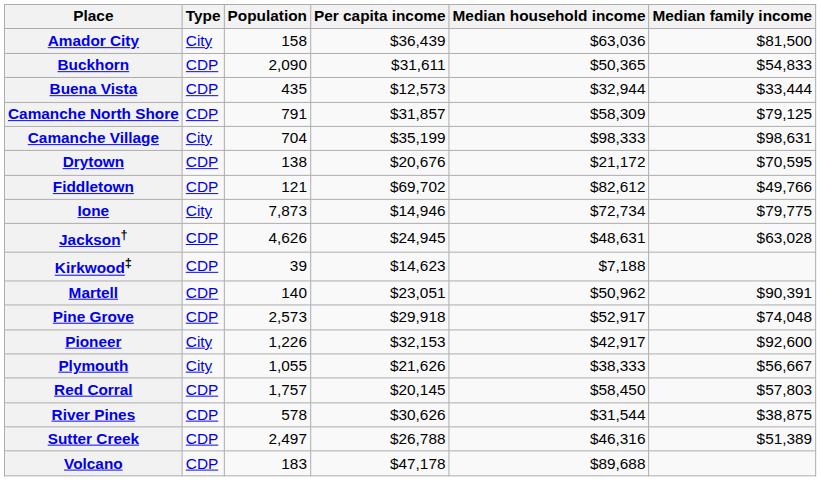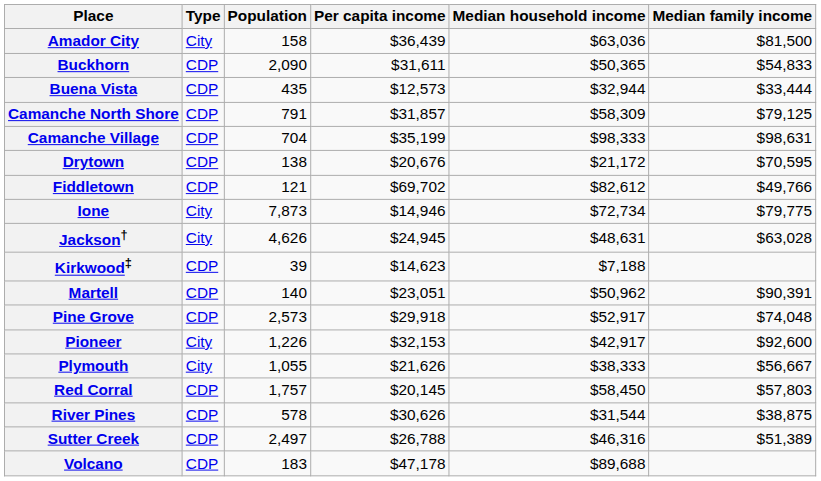(199, 138) City -> (202, 138) CDP
(202, 237) CDP -> (199, 237) City
